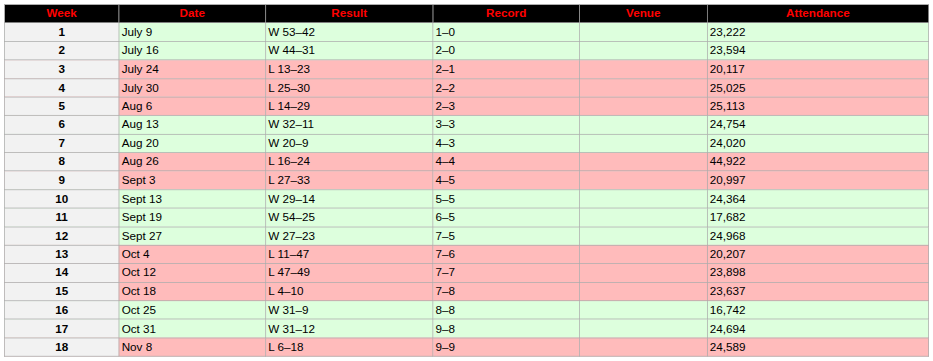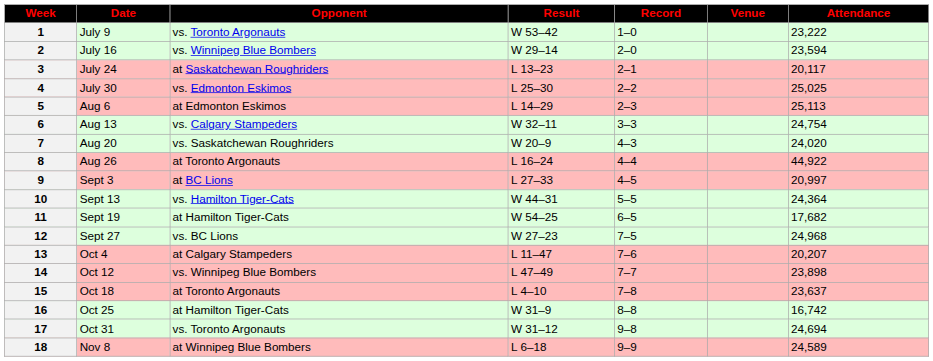+ column: (339, 13)
(292, 50) W 44–31 -> (534, 50) W 29–14
(292, 198) W 29–14 -> (534, 198) W 44–31
